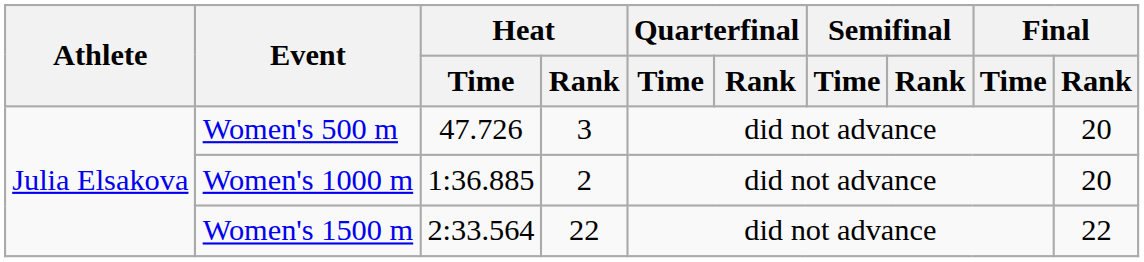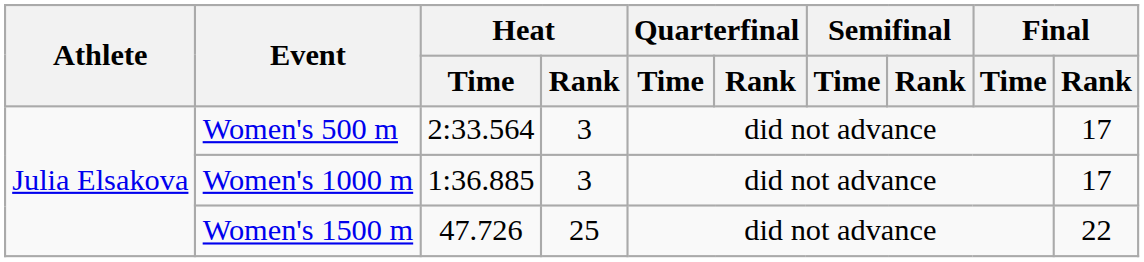(481, 130) 47.726 -> (481, 130) 2:33.564
(1096, 130) 20 -> (1096, 130) 17
(584, 180) 2 -> (584, 180) 3
(1096, 180) 20 -> (1096, 180) 17
(481, 230) 2:33.564 -> (481, 230) 47.726
(584, 230) 22 -> (584, 230) 25
